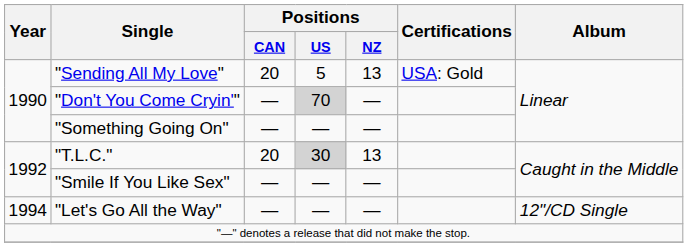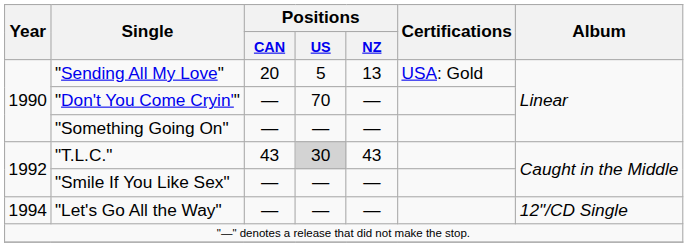(321, 100) lightgrey background -> (321, 100) no background
(270, 155) 20 -> (270, 155) 43
(372, 155) 13 -> (372, 155) 43
